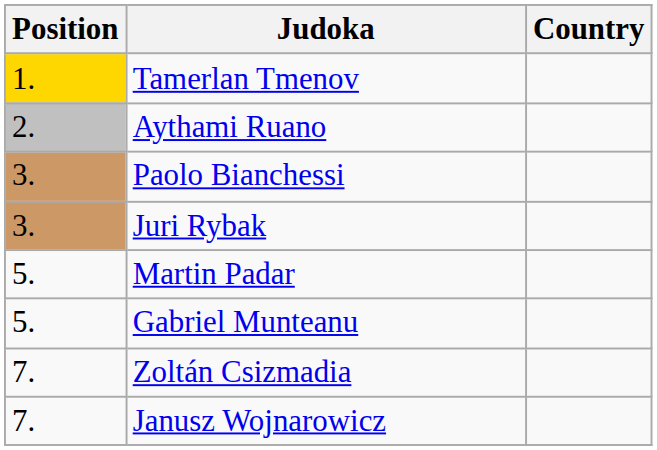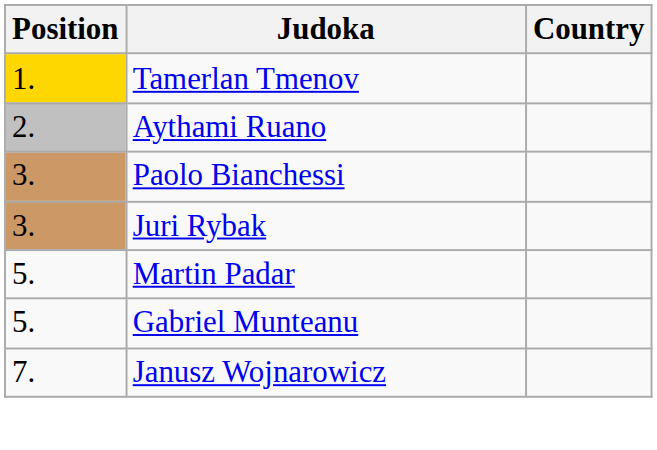- row: (242, 371)
